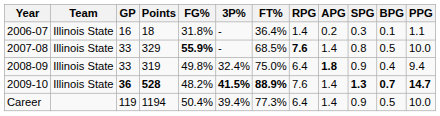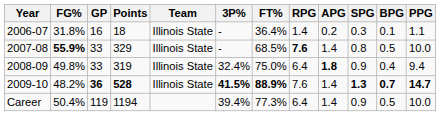columns swapped: (83, 13) <-> (197, 13)
